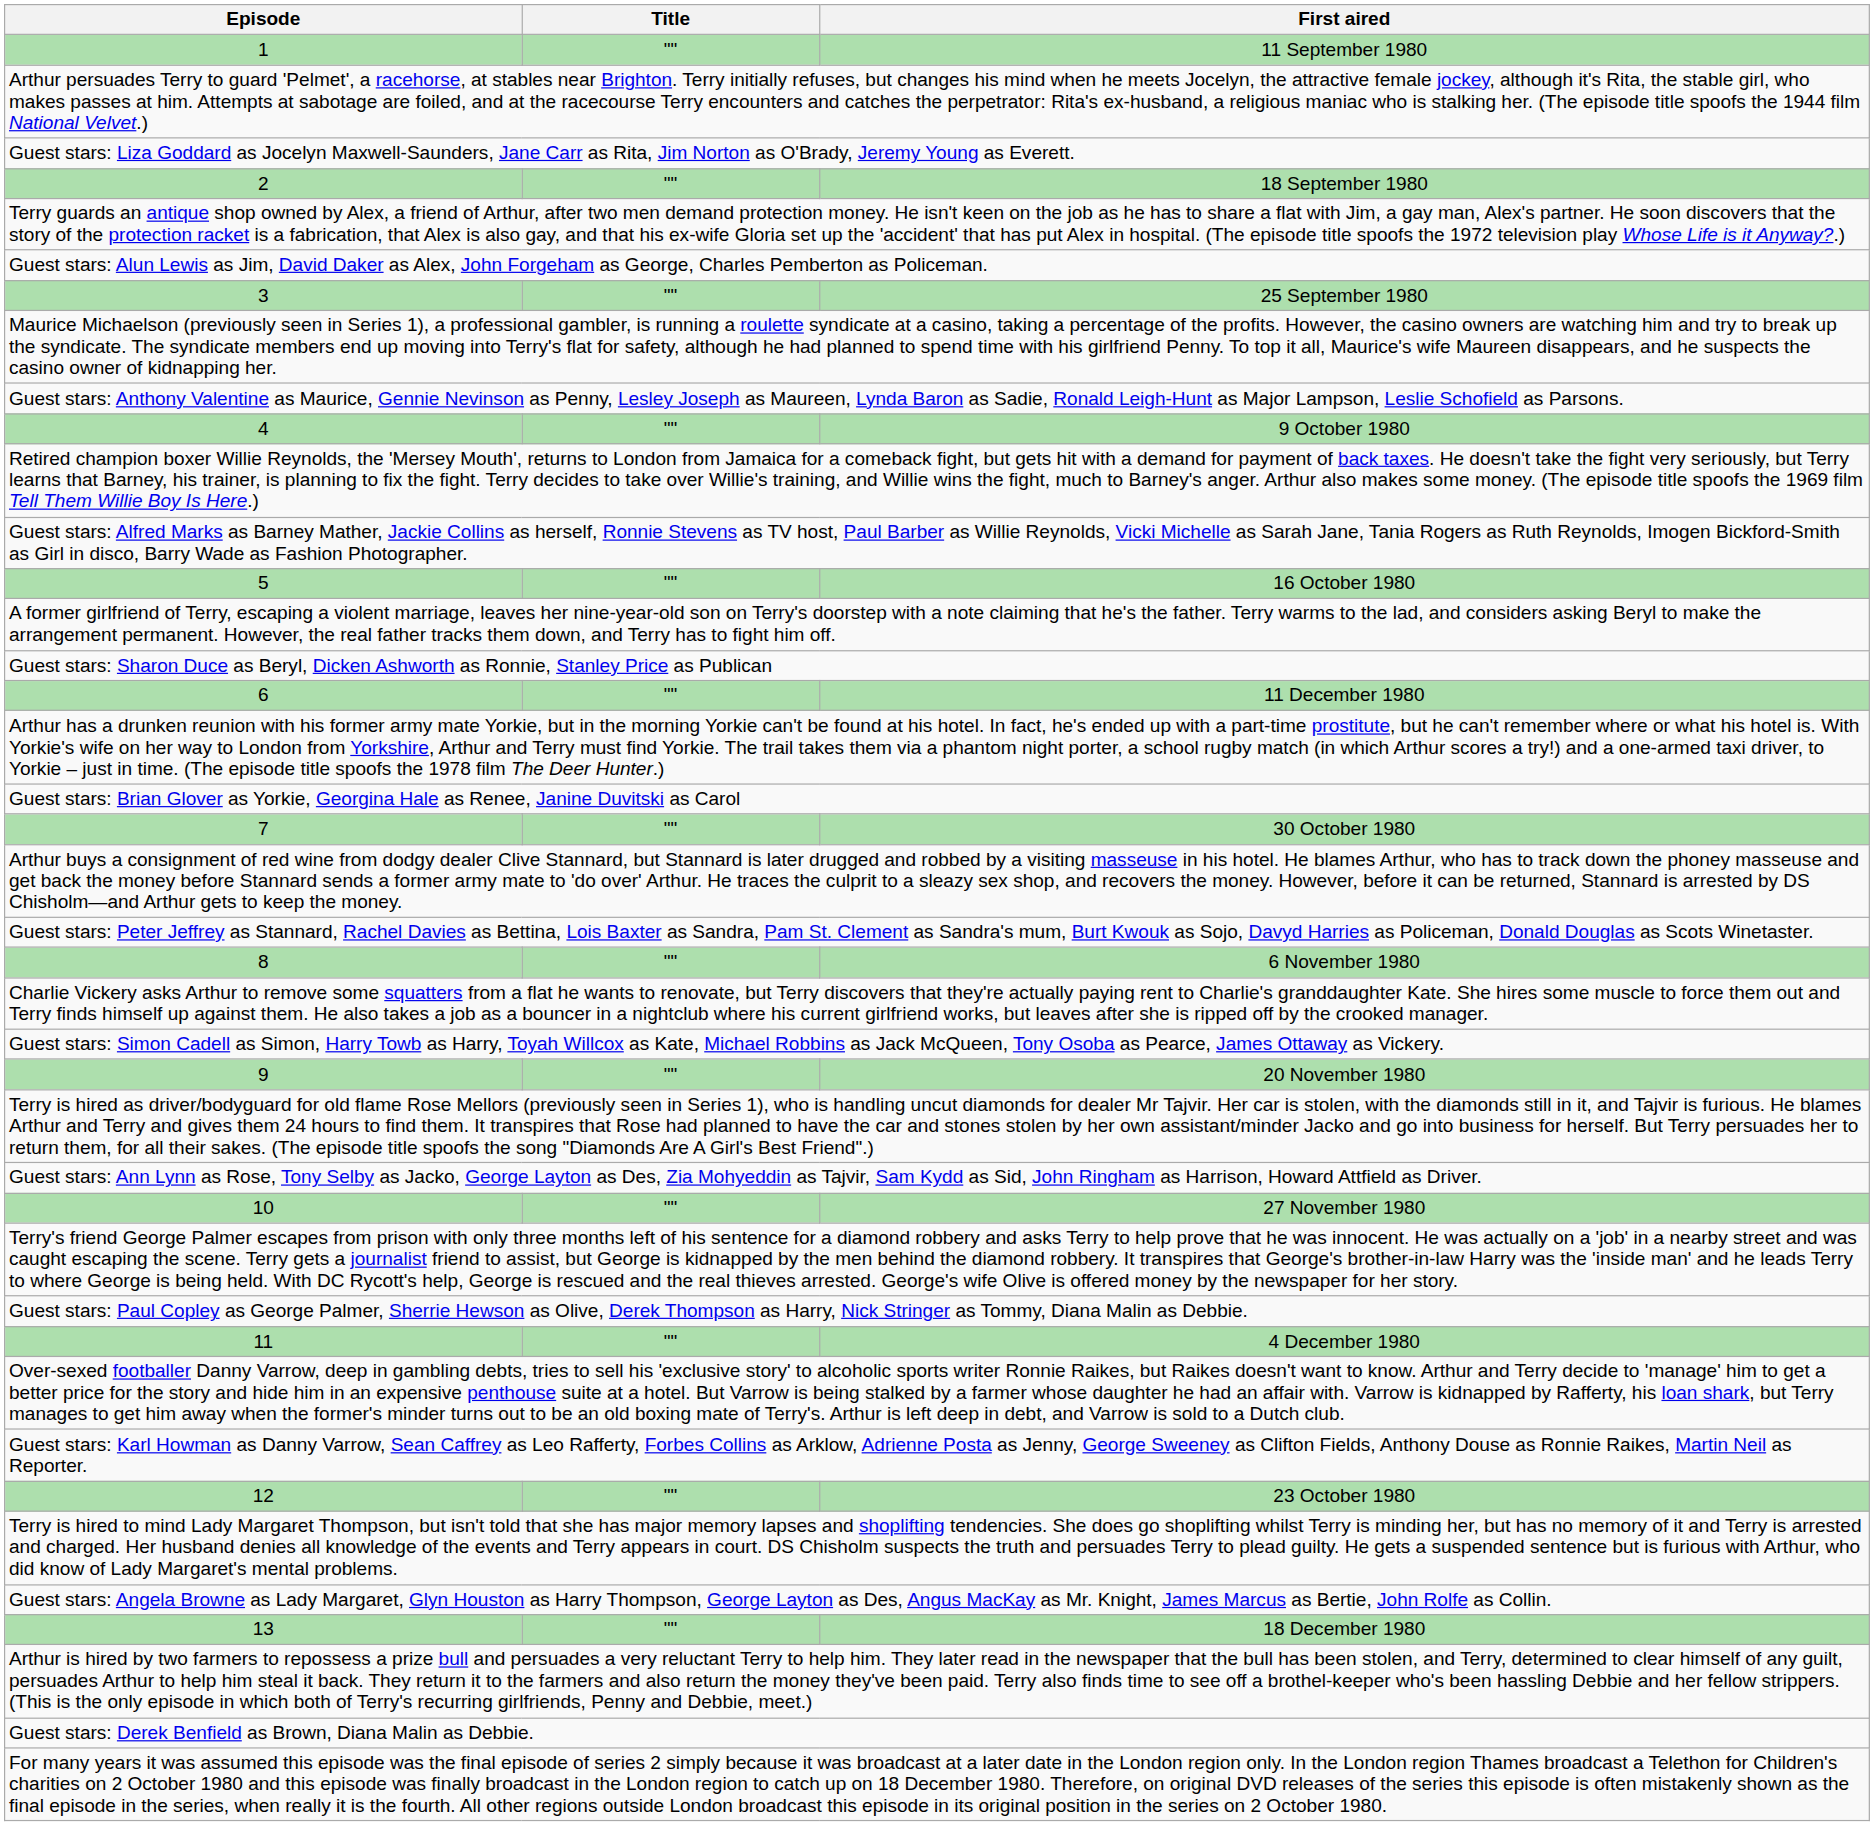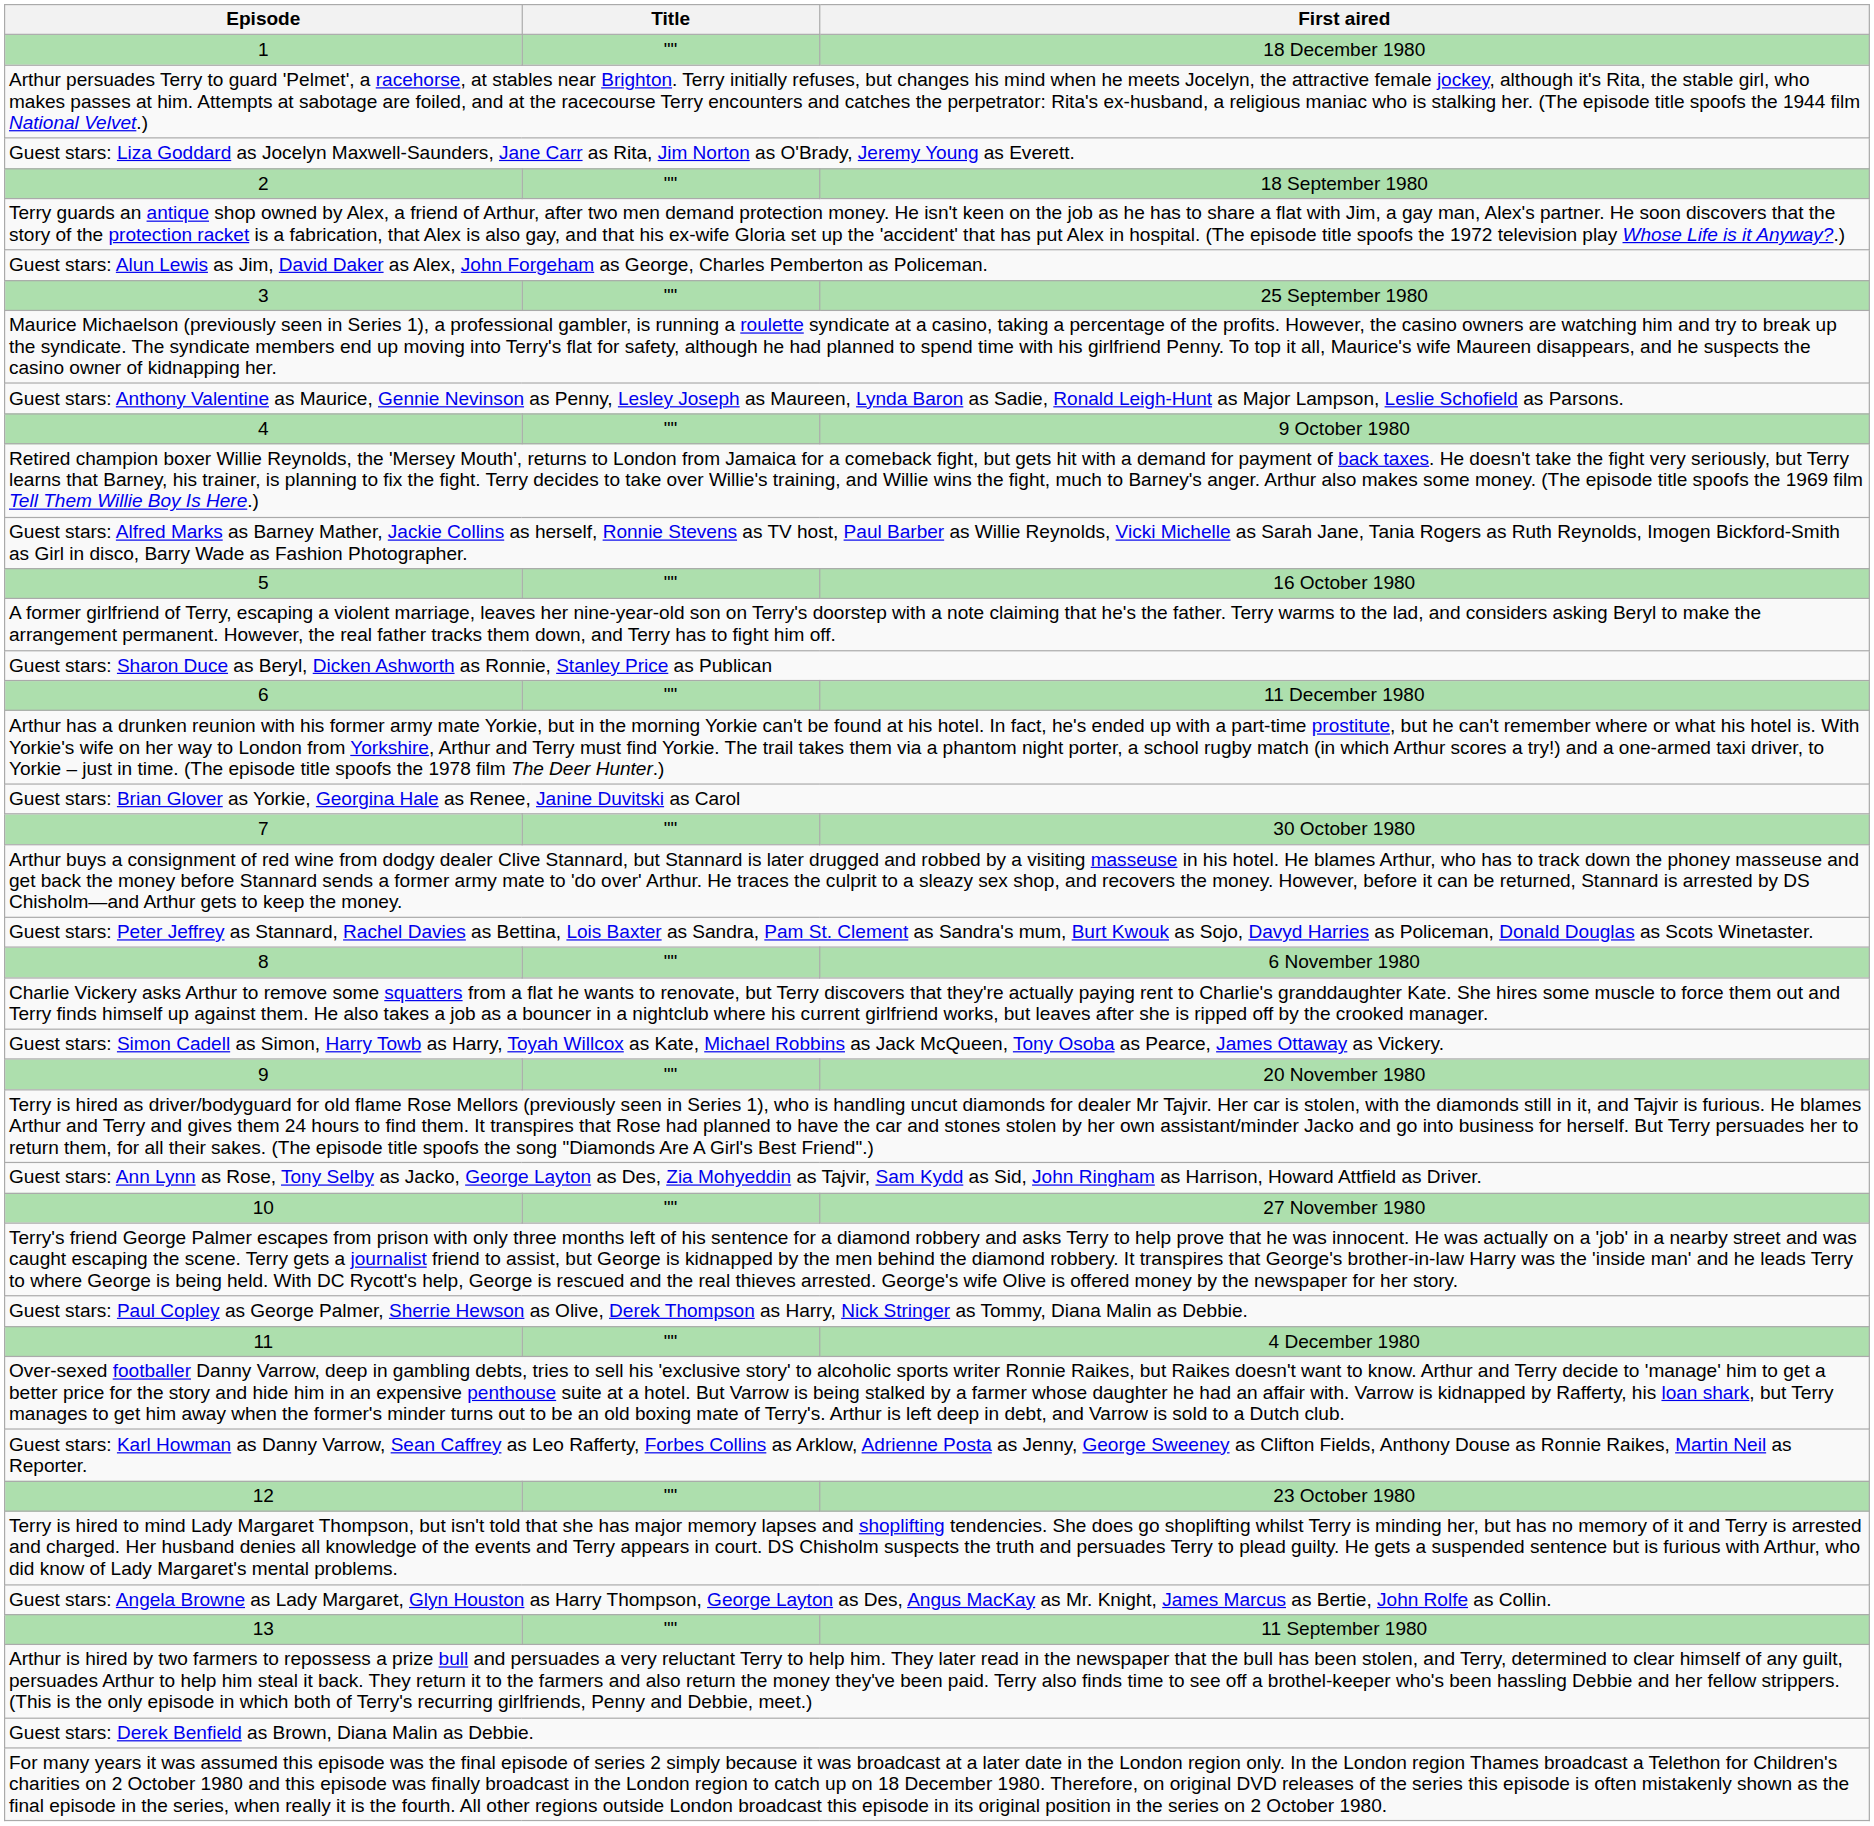(1344, 49) 11 September 1980 -> (1344, 49) 18 December 1980
(1344, 1629) 18 December 1980 -> (1344, 1629) 11 September 1980
